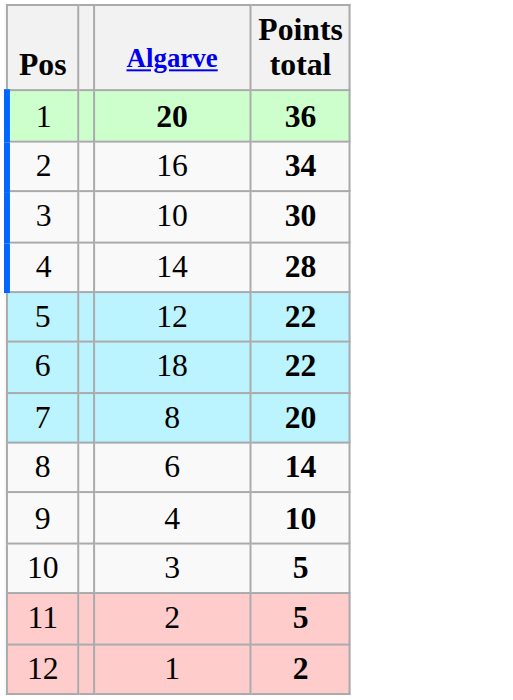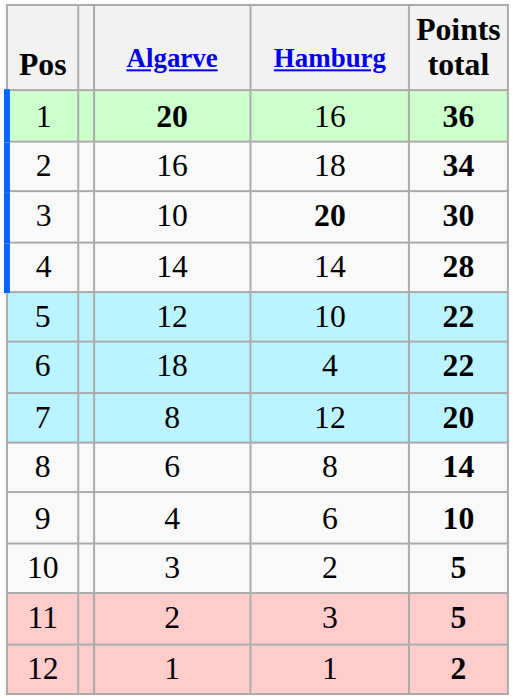+ column: (330, 58)
